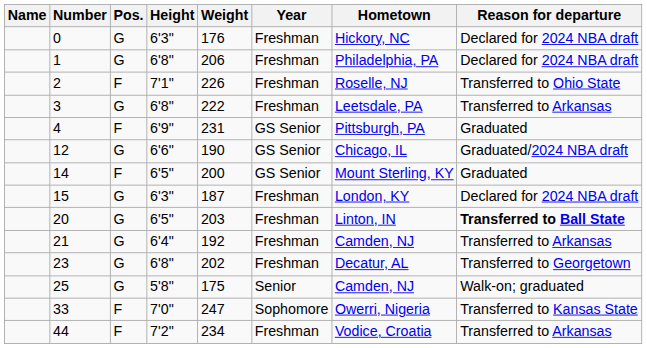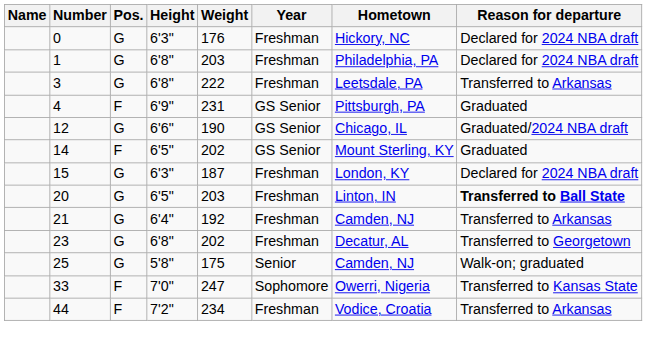(213, 60) 206 -> (213, 60) 203
- row: (57, 83)
(213, 173) 200 -> (213, 151) 202
